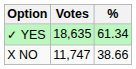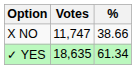rows swapped: (26, 34) <-> (23, 54)
